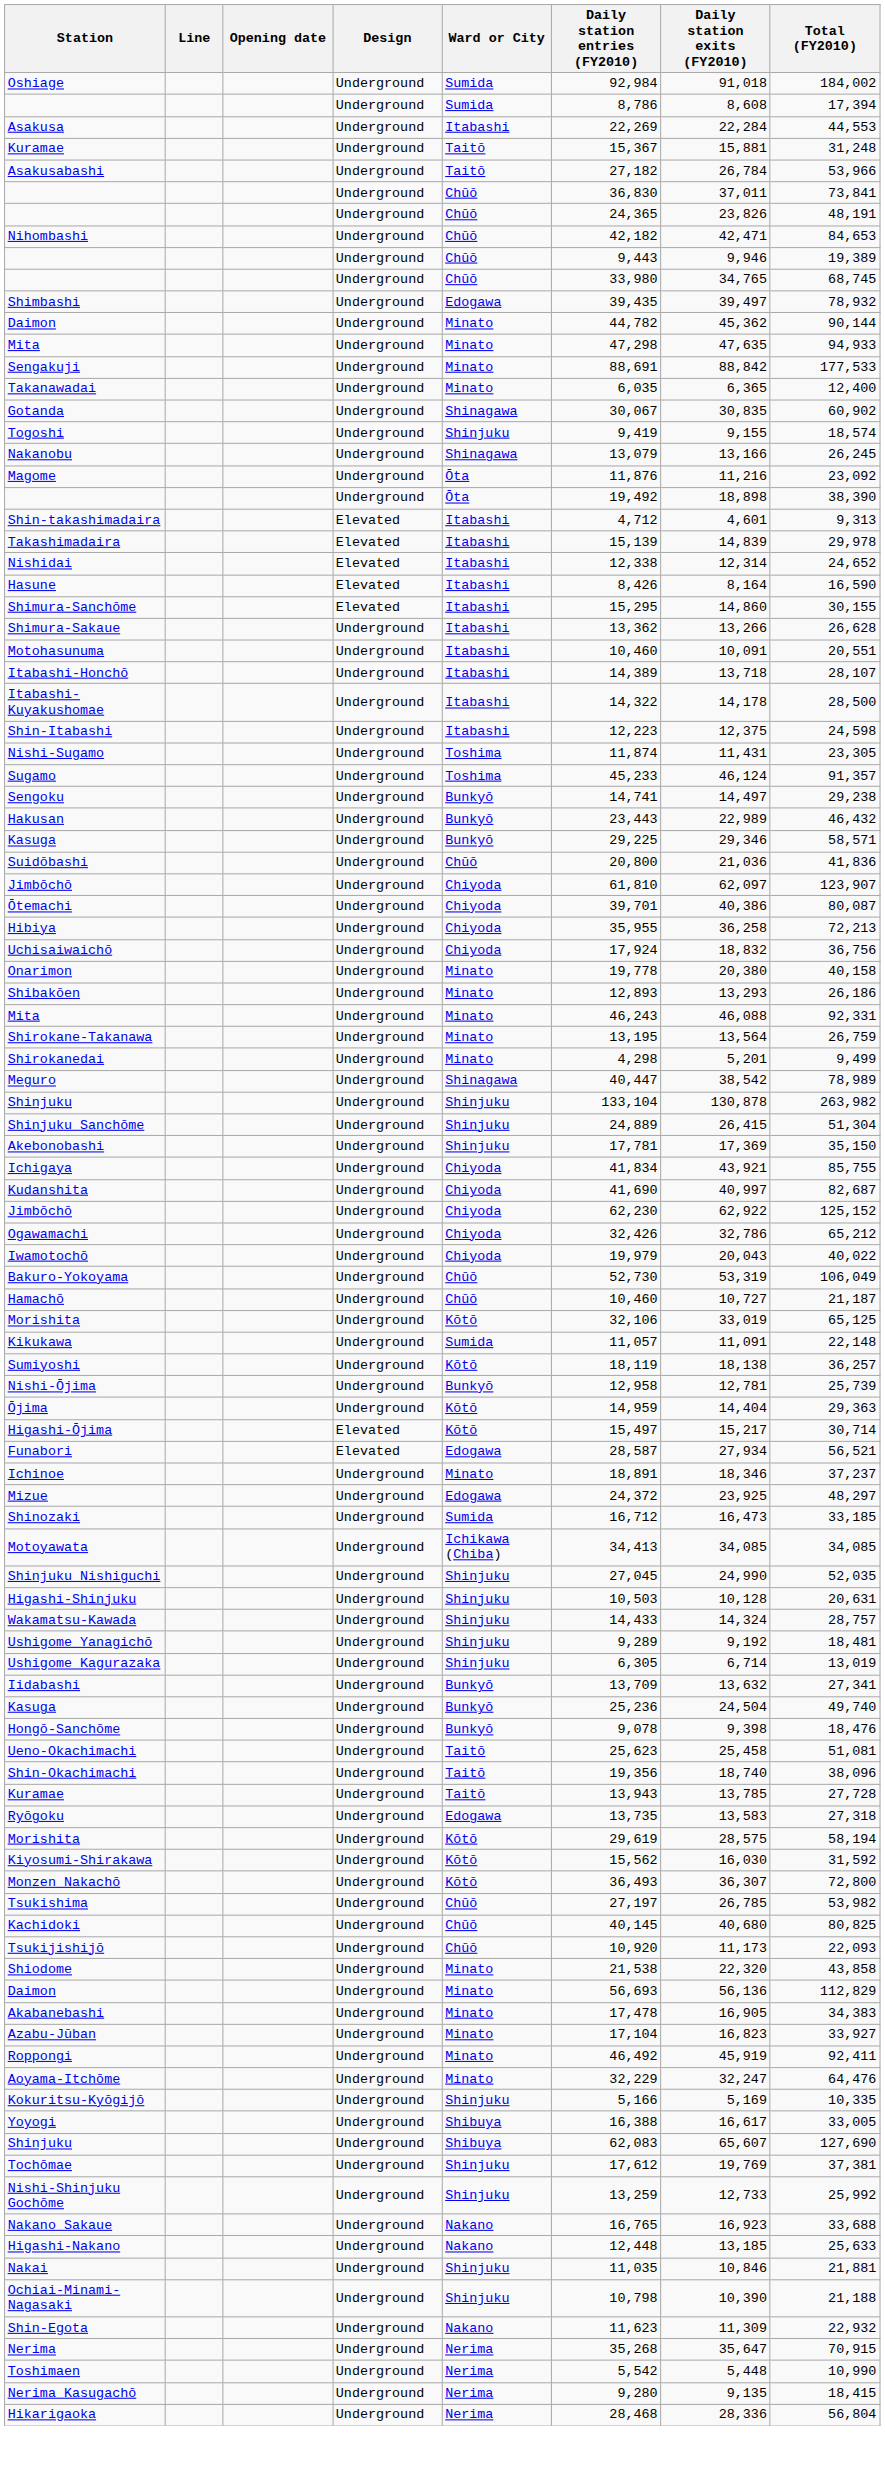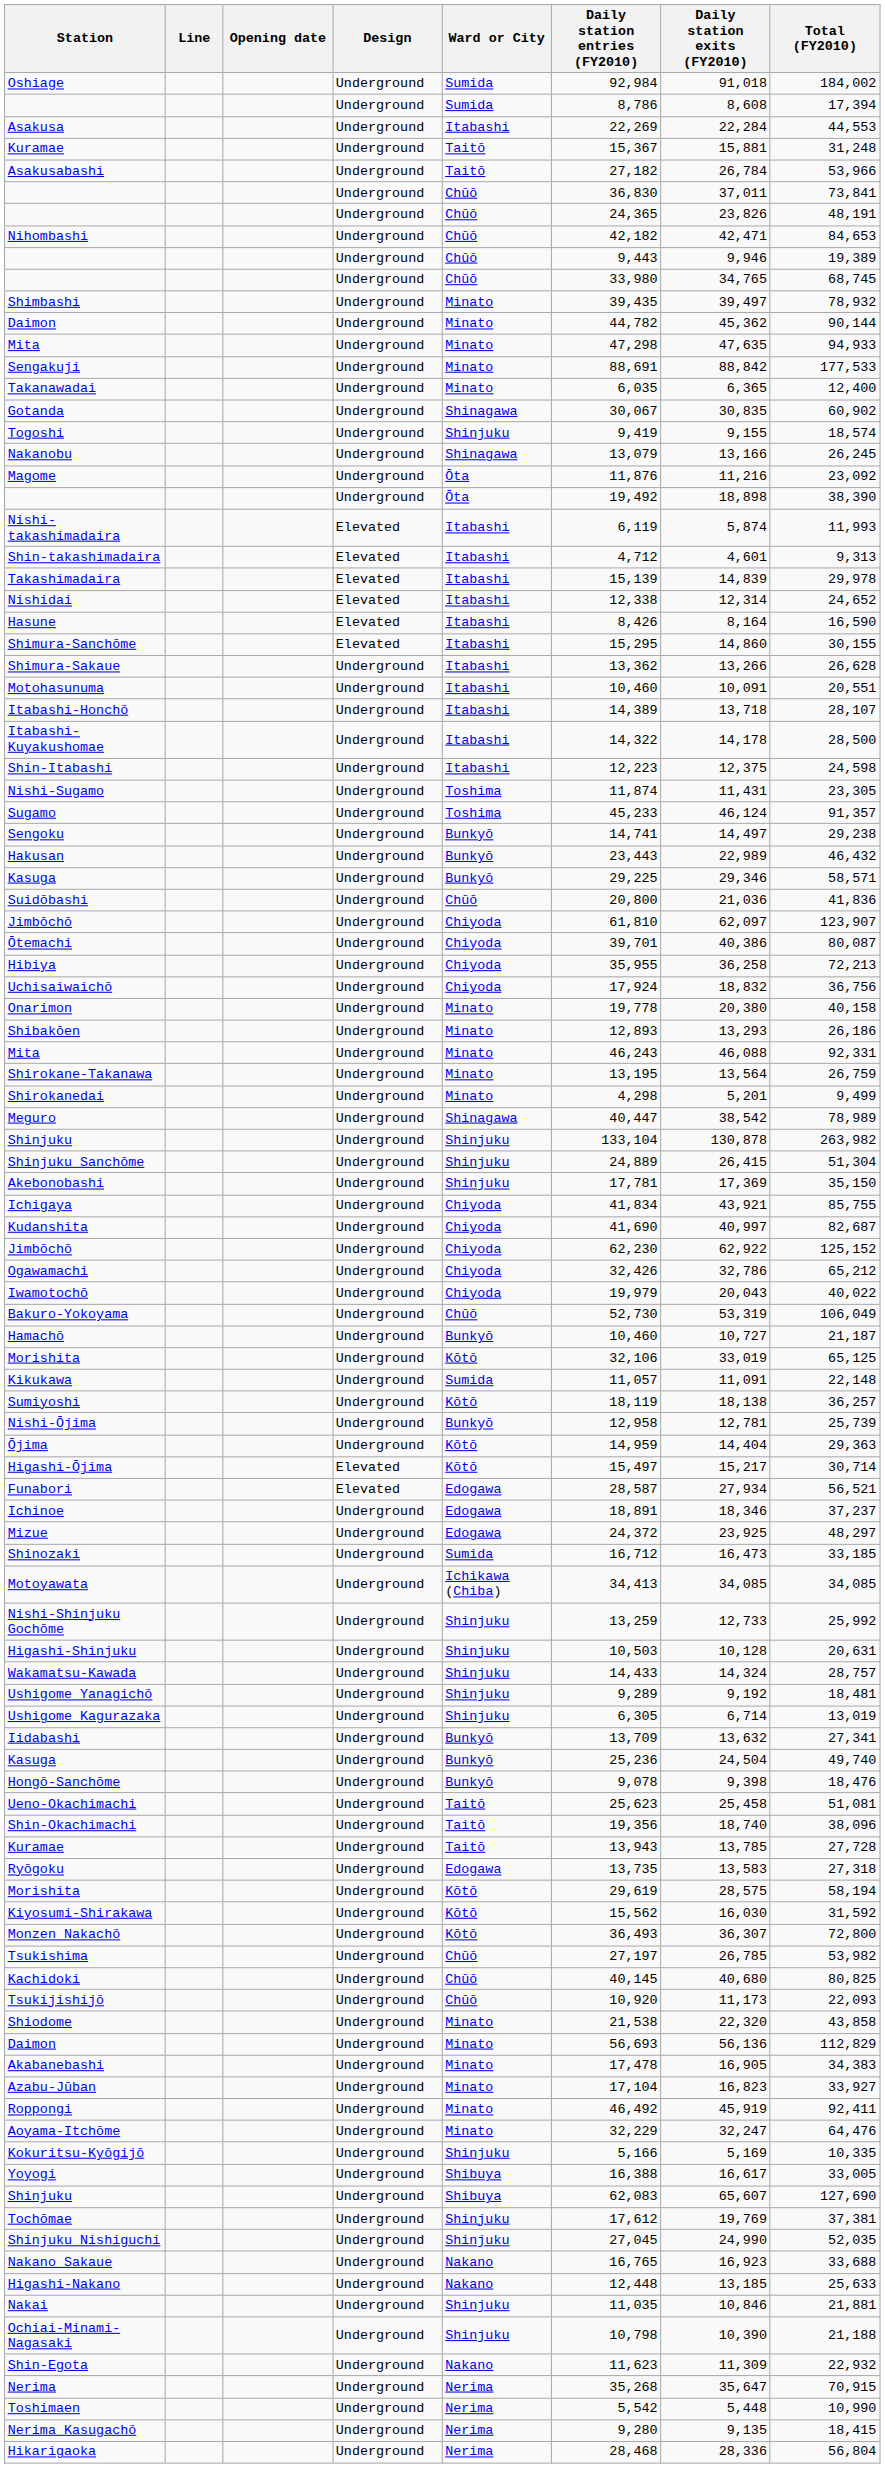(473, 302) Edogawa -> (469, 302) Minato
+ row: (64, 528)
(461, 1299) Chūō -> (469, 1337) Bunkyō
(469, 1474) Minato -> (473, 1511) Edogawa
rows swapped: (84, 1577) <-> (64, 2195)
